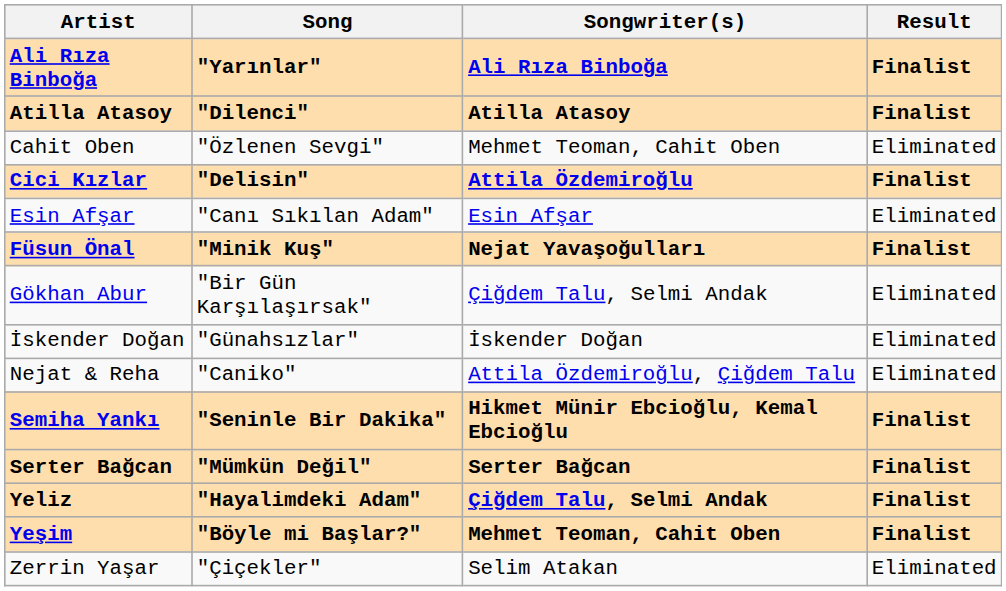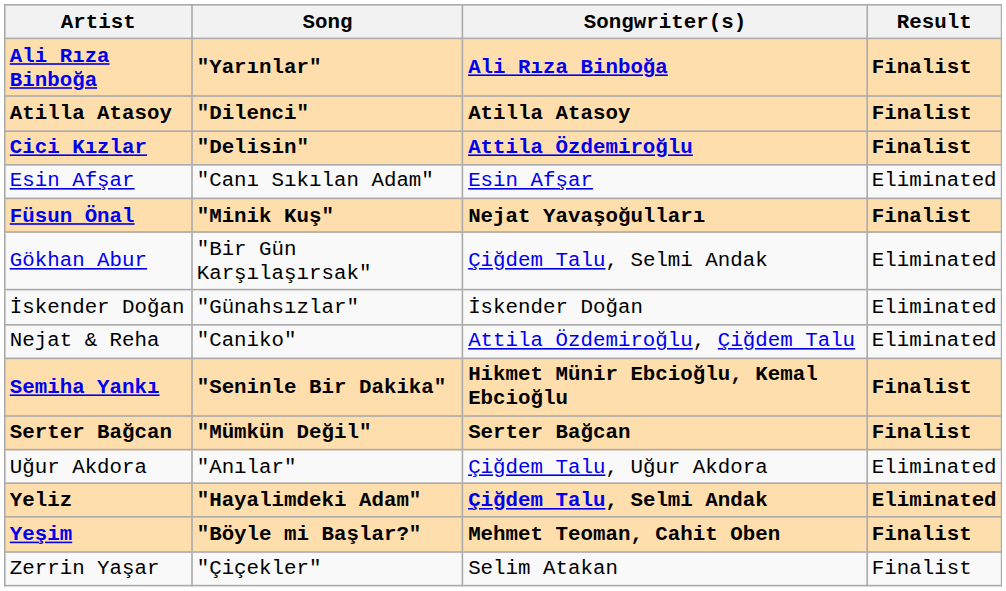- row: (72, 147)
+ row: (78, 467)
(922, 501) Finalist -> (934, 501) Eliminated
(934, 568) Eliminated -> (922, 568) Finalist
